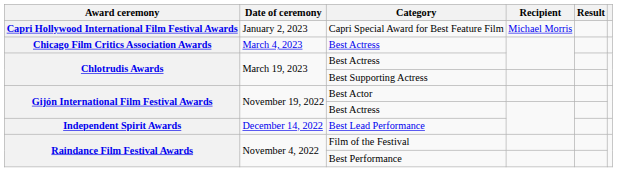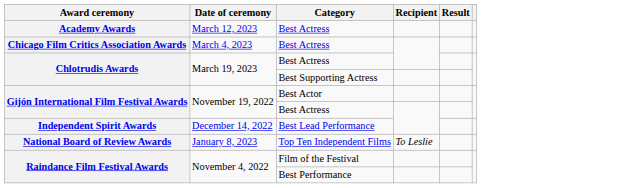+ row: (97, 28)
- row: (122, 28)
+ row: (97, 142)
